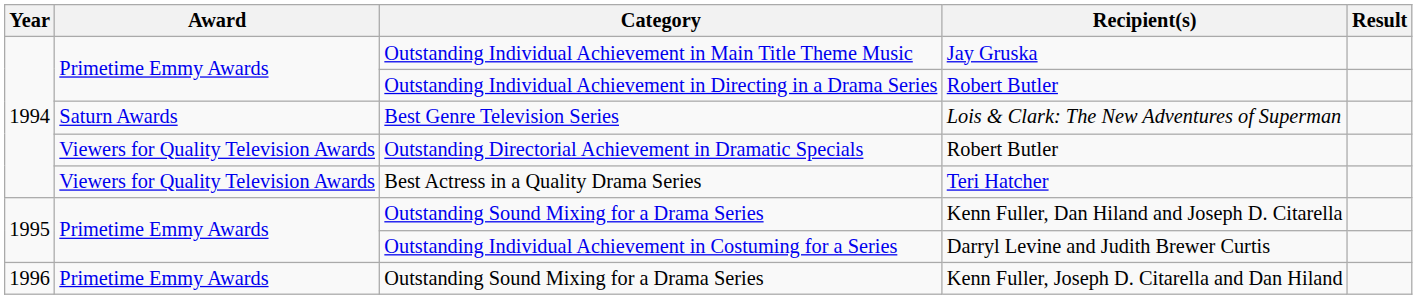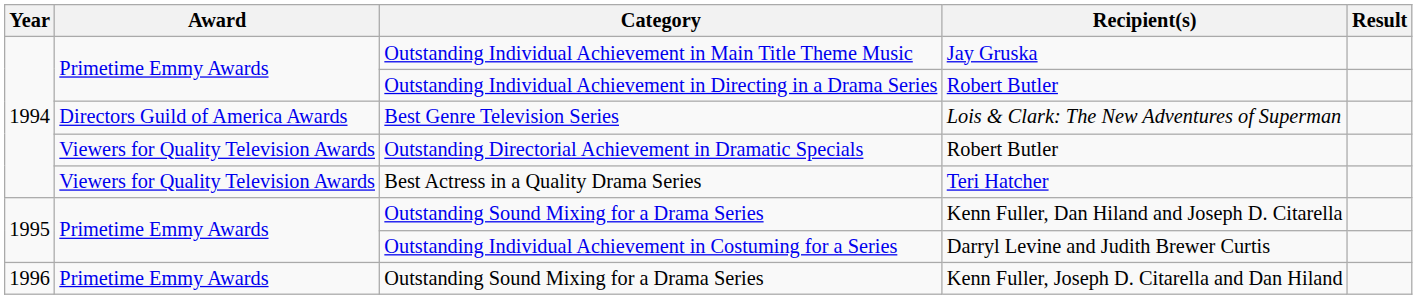(118, 117) Saturn Awards -> (203, 117) Directors Guild of America Awards
